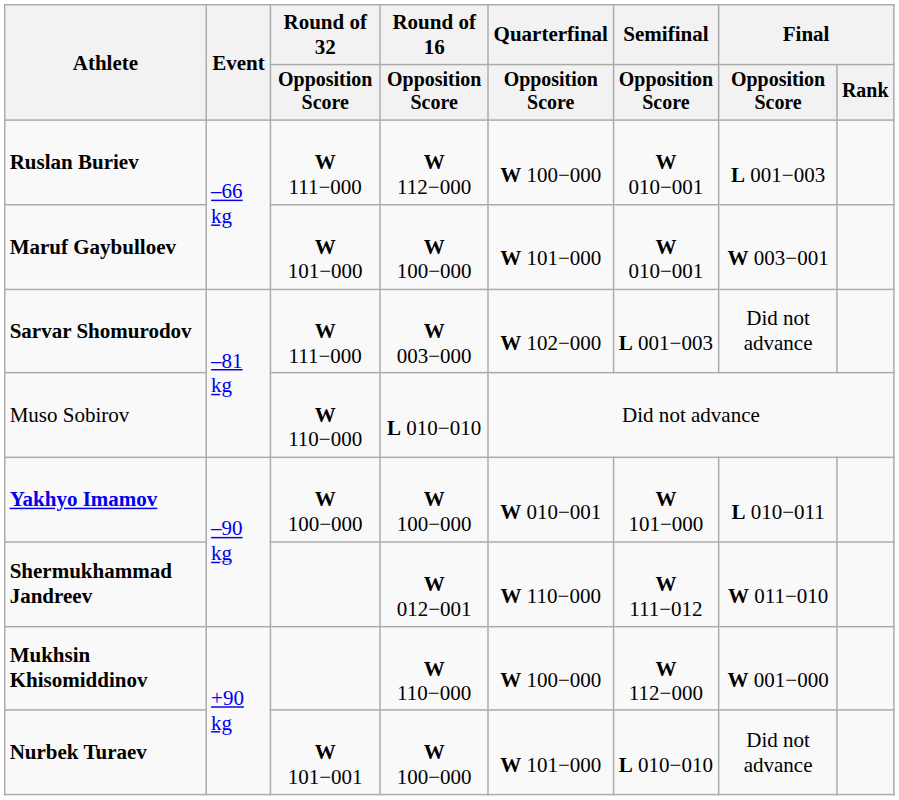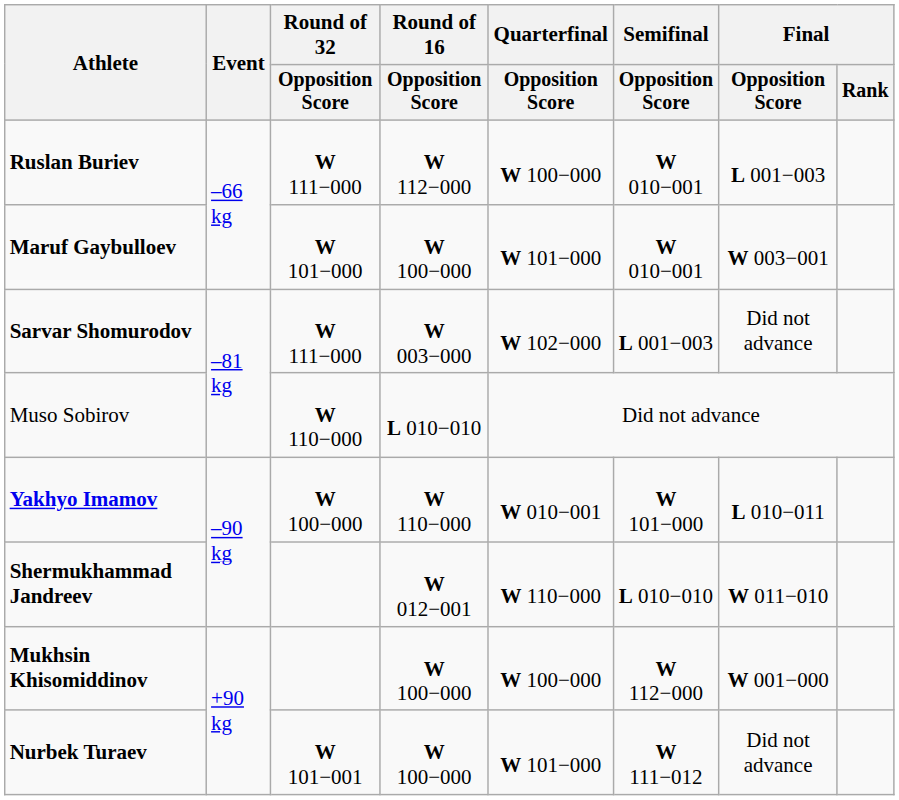(434, 512) W 100−000 -> (434, 512) W 110−000
(666, 596) W 111−012 -> (666, 596) L 010−010
(434, 681) W 110−000 -> (434, 681) W 100−000
(666, 765) L 010−010 -> (666, 765) W 111−012
